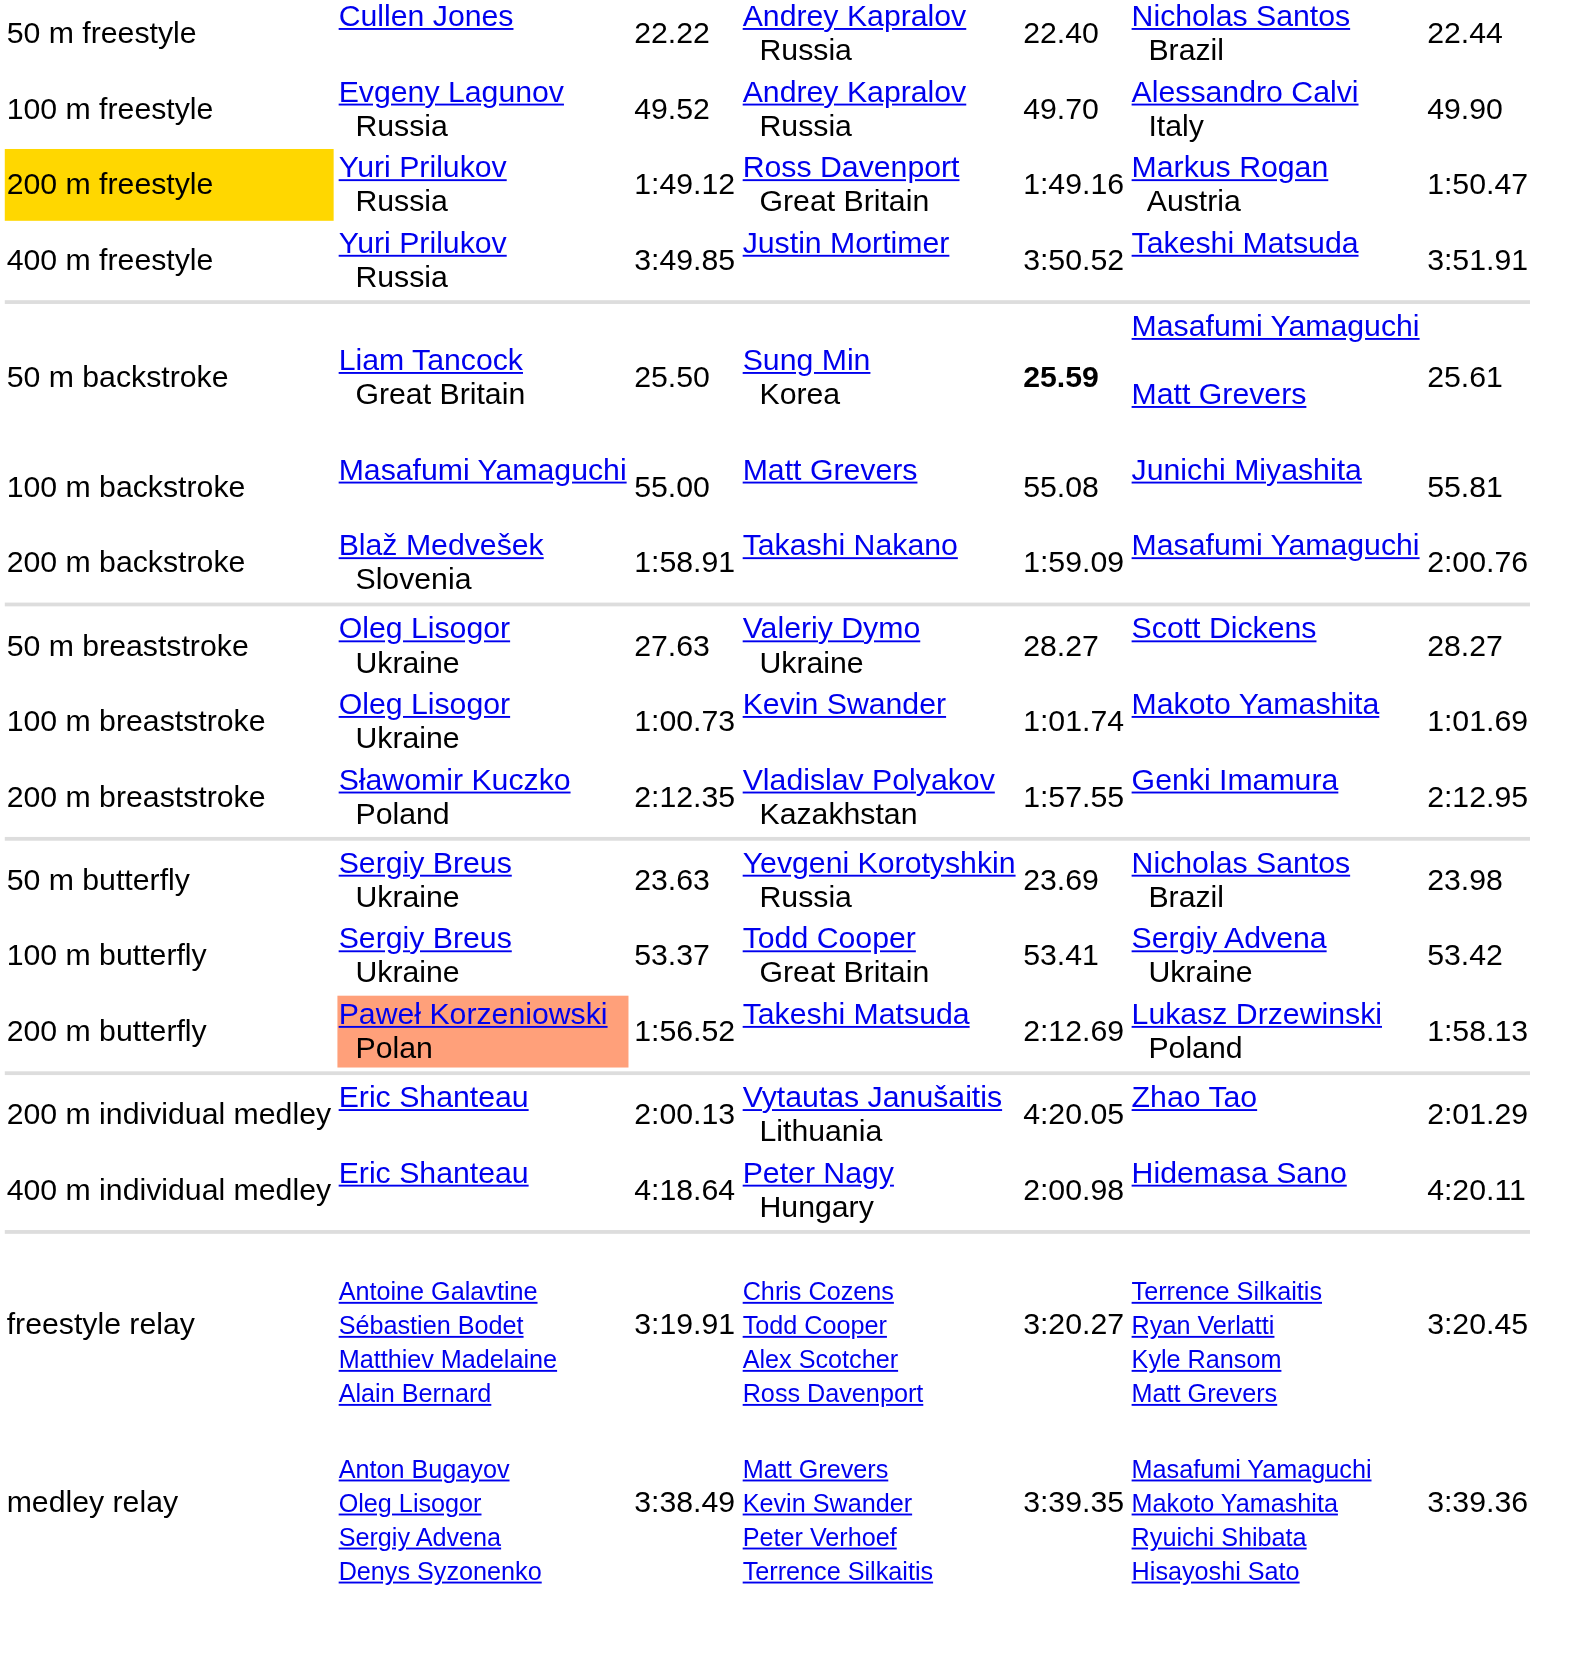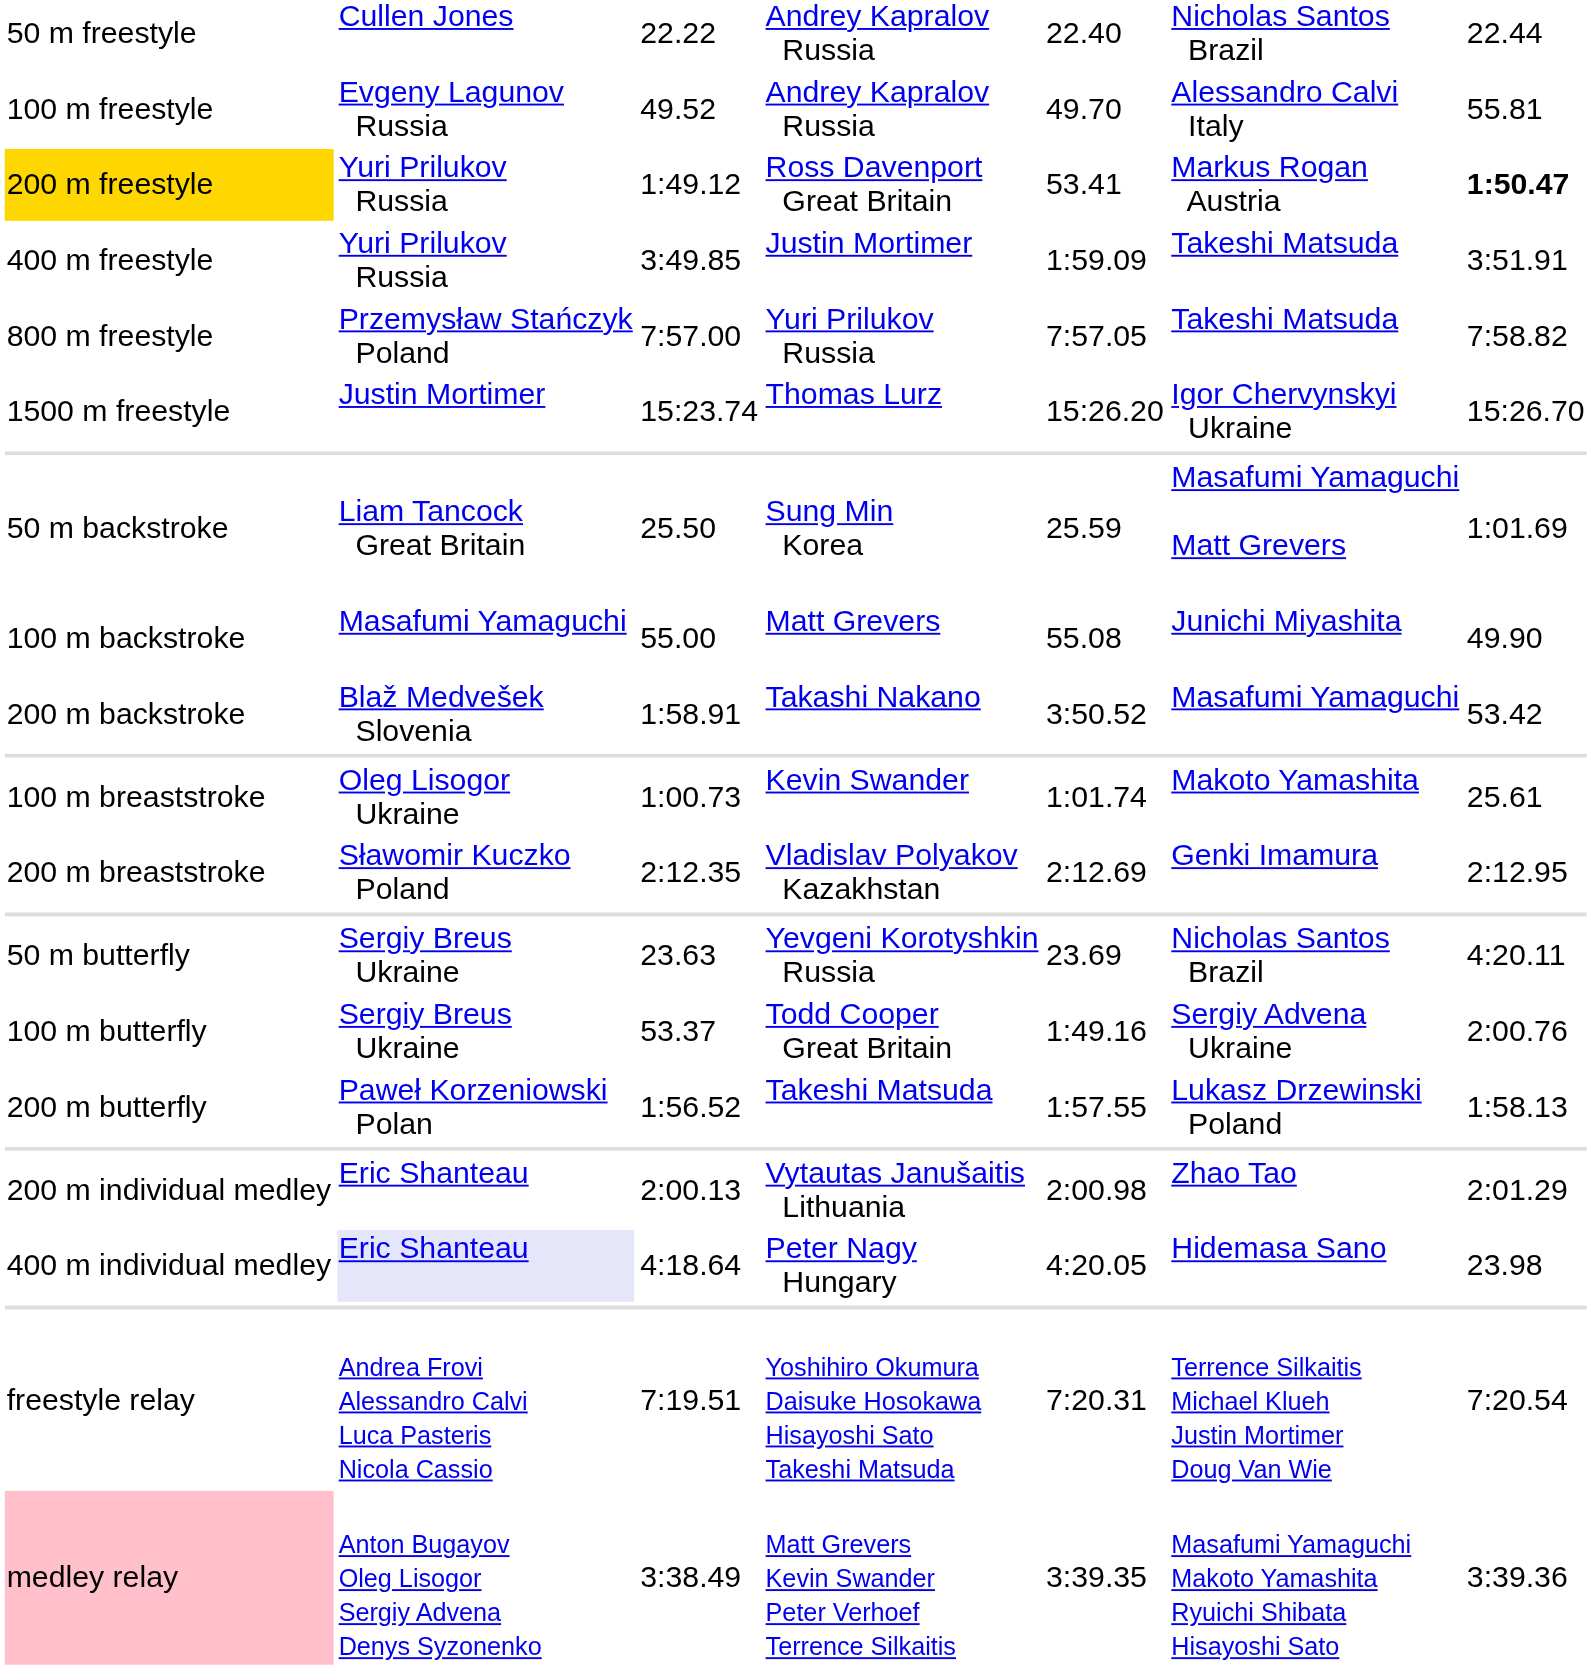(1465, 108) 49.90 -> (1505, 108) 55.81
(1074, 184) 1:49.16 -> (1084, 184) 53.41
(1478, 184) normal -> (1518, 184) bold
(1074, 260) 3:50.52 -> (1096, 260) 1:59.09
+ row: (691, 335)
+ row: (699, 411)
(1061, 377) bold -> (1084, 528) normal
(1465, 377) 25.61 -> (1517, 528) 1:01.69
(1465, 486) 55.81 -> (1505, 638) 49.90
(1074, 562) 1:59.09 -> (1096, 713) 3:50.52
(1478, 562) 2:00.76 -> (1505, 713) 53.42
- row: (672, 645)
(1478, 721) 1:01.69 -> (1505, 796) 25.61
(1074, 796) 1:57.55 -> (1096, 872) 2:12.69
(1465, 879) 23.98 -> (1516, 955) 4:20.11
(1061, 955) 53.41 -> (1096, 1031) 1:49.16
(1465, 955) 53.42 -> (1517, 1031) 2:00.76
(473, 1031) lightsalmon background -> (473, 1106) no background
(1074, 1031) 2:12.69 -> (1096, 1106) 1:57.55
(1074, 1114) 4:20.05 -> (1096, 1189) 2:00.98
(434, 1189) no background -> (434, 1265) lavender background
(1074, 1189) 2:00.98 -> (1096, 1265) 4:20.05
(1476, 1189) 4:20.11 -> (1505, 1265) 23.98
- row: (685, 1324)
+ row: (691, 1399)
(92, 1501) no background -> (92, 1577) pink background
